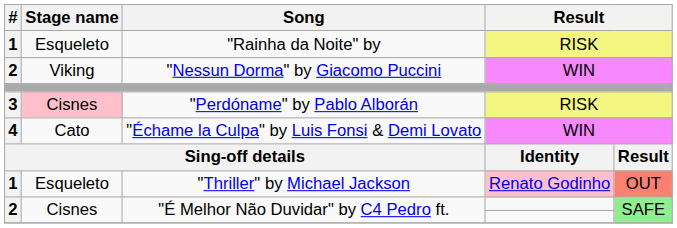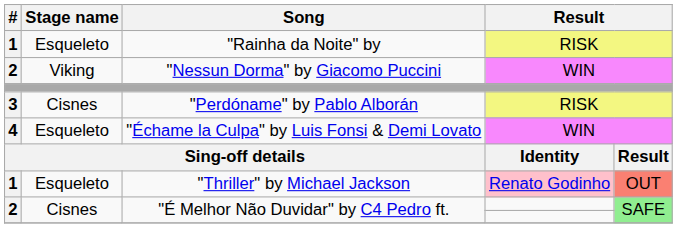(72, 104) pink background -> (72, 104) no background
(72, 130) Cato -> (72, 130) Esqueleto
